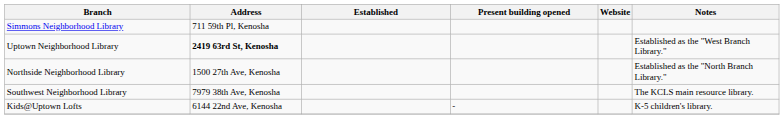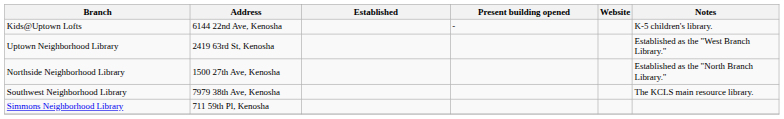rows swapped: (65, 26) <-> (44, 106)
(235, 46) bold -> (233, 46) normal
